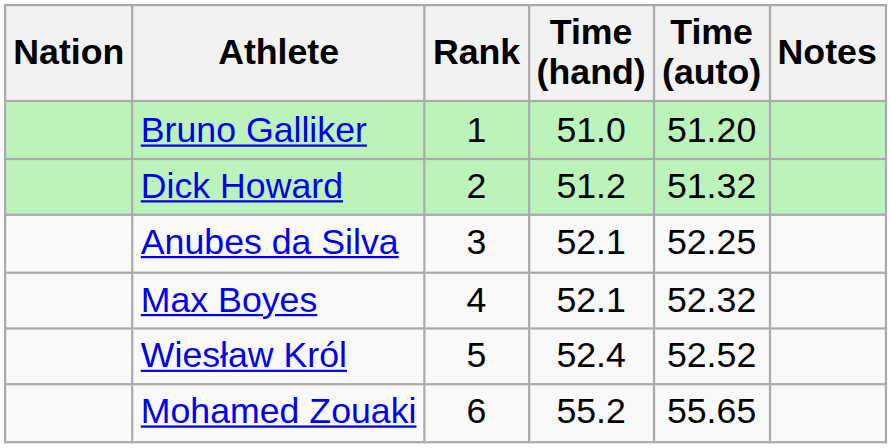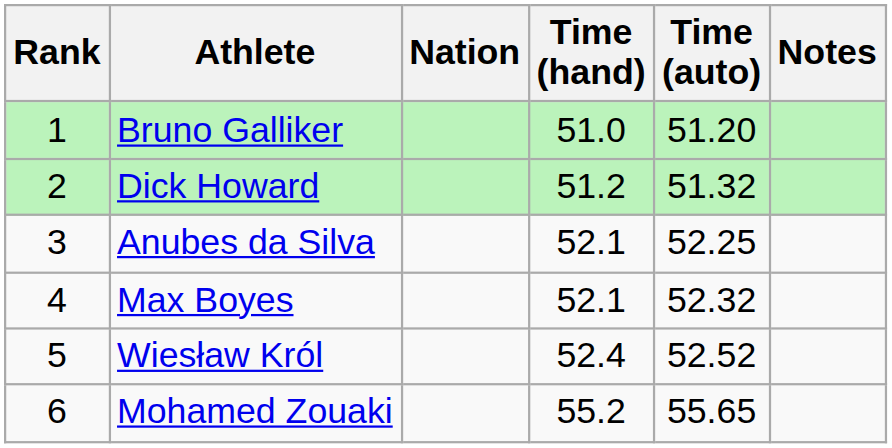columns swapped: (477, 52) <-> (69, 52)
